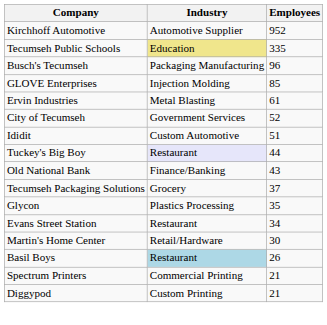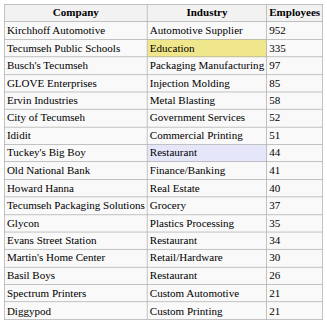(275, 65) 96 -> (275, 65) 97
(275, 100) 61 -> (275, 100) 58
(194, 135) Custom Automotive -> (196, 135) Commercial Printing
(275, 170) 43 -> (275, 170) 41
+ row: (40, 188)
(173, 258) lightblue background -> (173, 275) no background
(196, 275) Commercial Printing -> (194, 293) Custom Automotive
